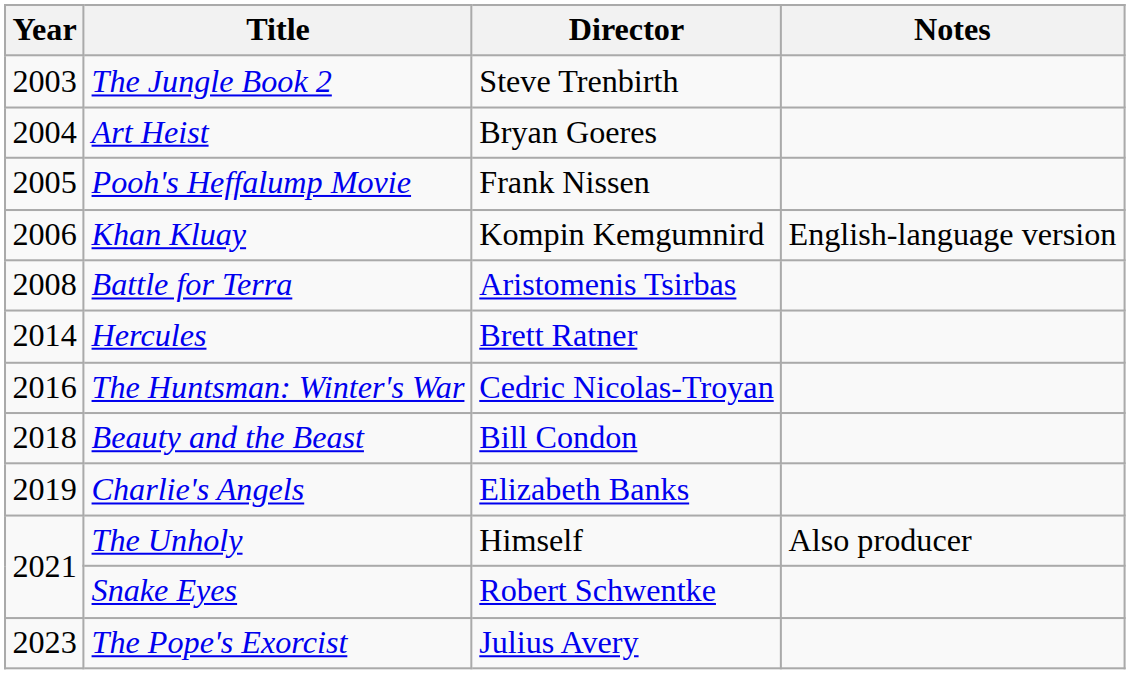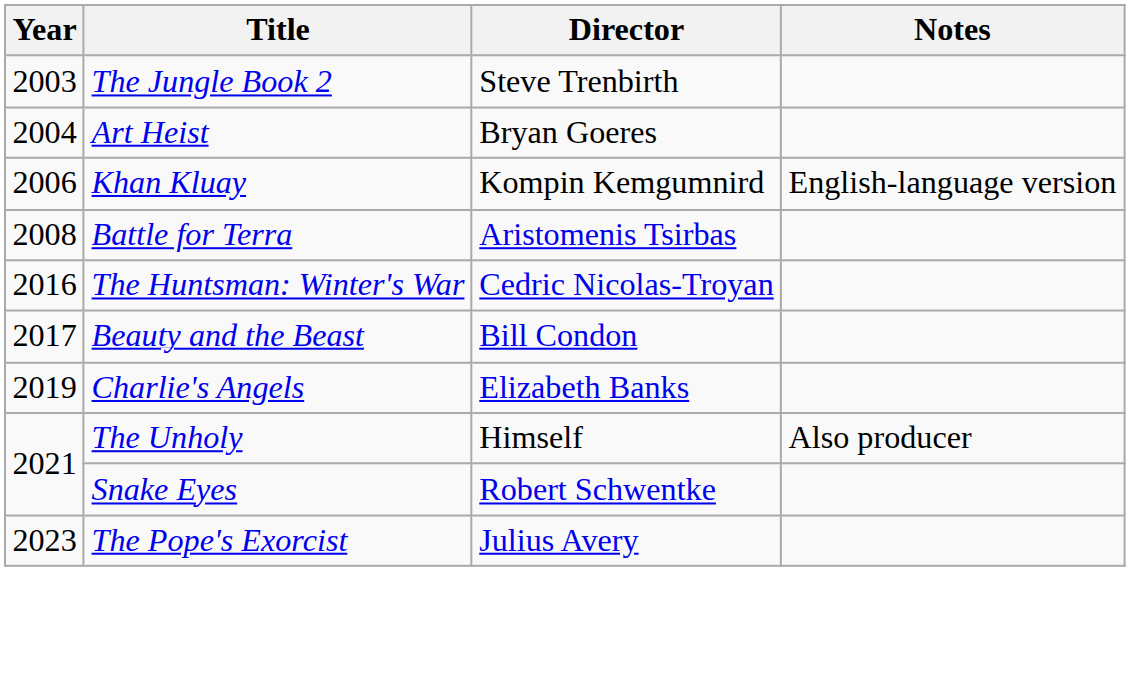- row: (251, 183)
- row: (149, 336)
(45, 438) 2018 -> (45, 336) 2017
